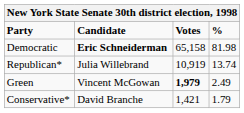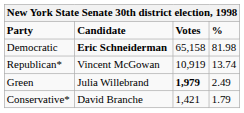(113, 64) Julia Willebrand -> (118, 64) Vincent McGowan
(118, 82) Vincent McGowan -> (113, 82) Julia Willebrand
